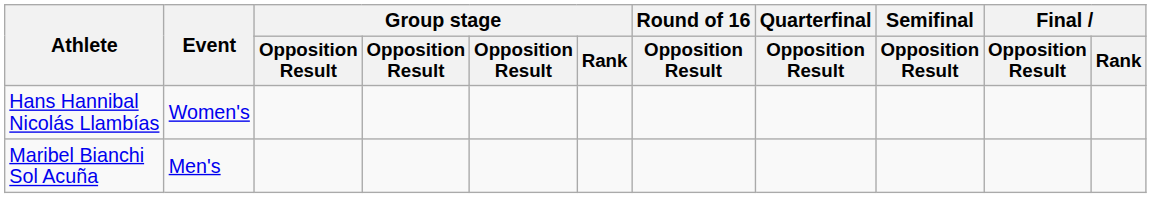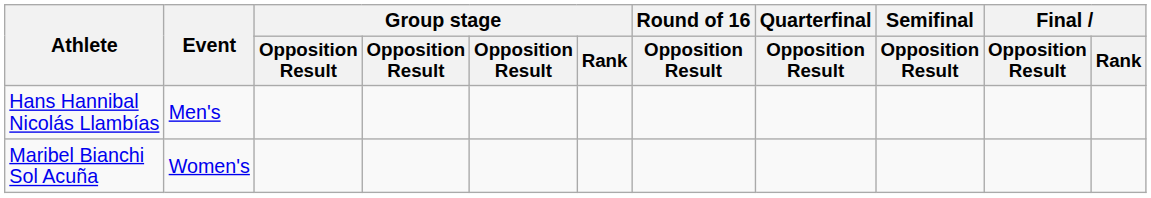(209, 113) Women's -> (195, 113) Men's
(195, 166) Men's -> (209, 166) Women's
